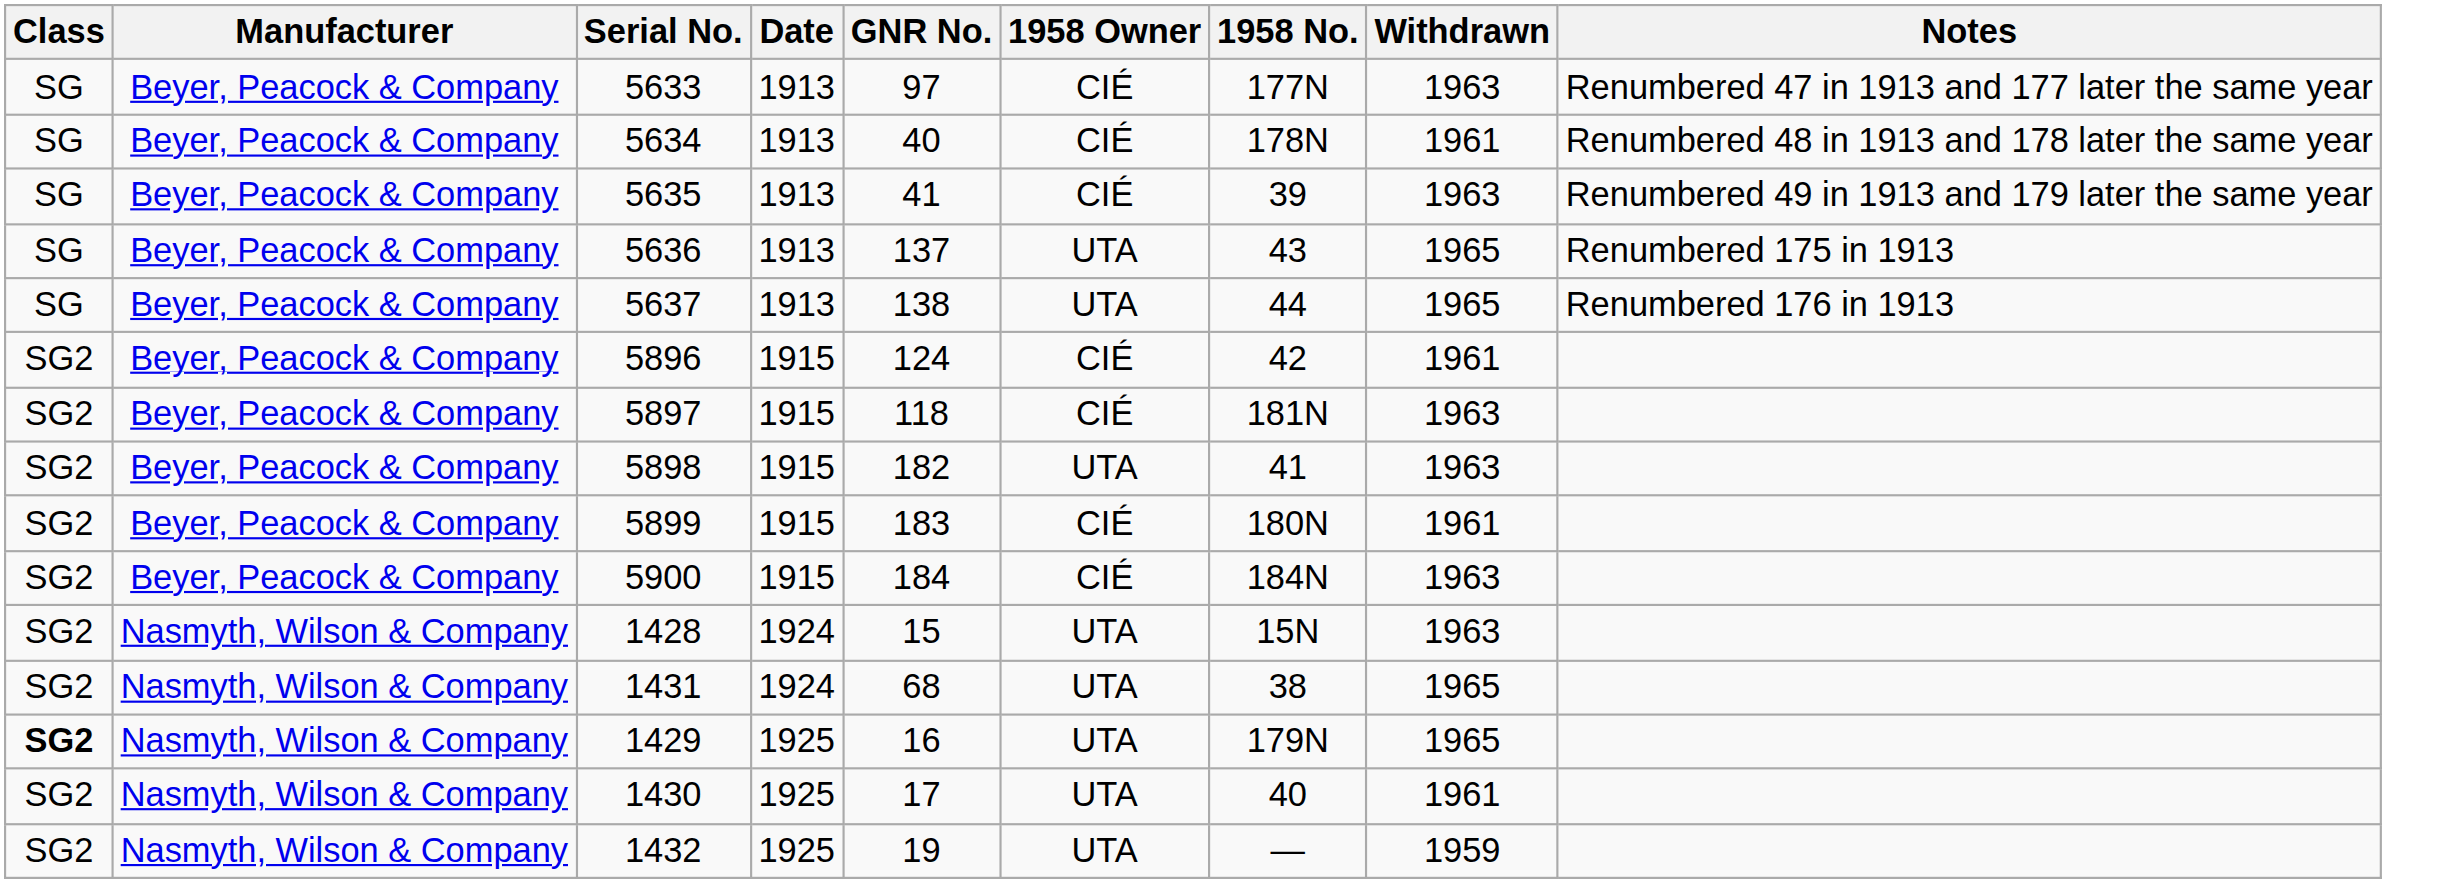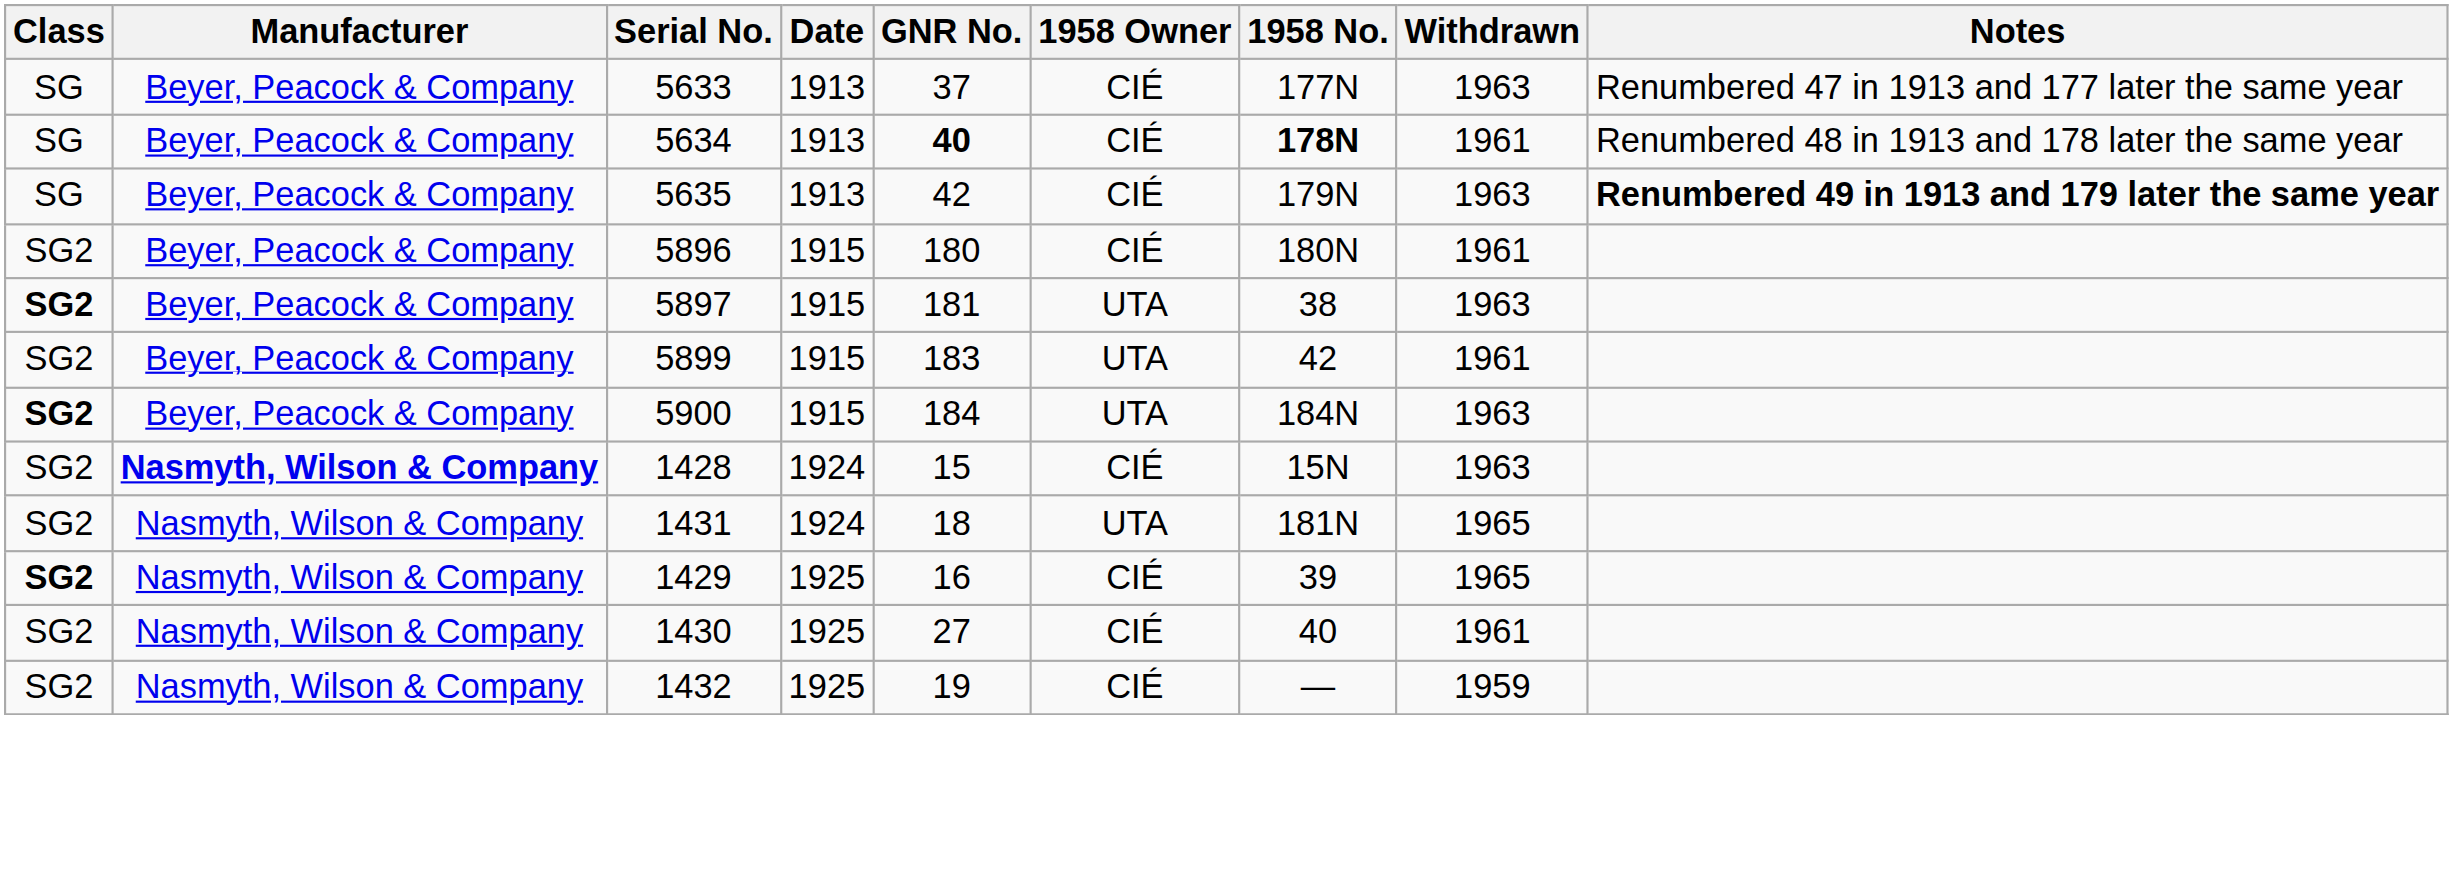(921, 86) 97 -> (952, 86) 37
(921, 140) normal -> (952, 140) bold
(1288, 140) normal -> (1318, 140) bold
(921, 195) 41 -> (952, 195) 42
(1288, 195) 39 -> (1318, 195) 179N
(1969, 195) normal -> (2018, 195) bold
- row: (663, 250)
- row: (663, 304)
(921, 359) 124 -> (952, 250) 180
(1288, 359) 42 -> (1318, 250) 180N
(59, 413) normal -> (59, 304) bold
(921, 413) 118 -> (952, 304) 181
(1105, 413) CIÉ -> (1135, 304) UTA
(1288, 413) 181N -> (1318, 304) 38
- row: (663, 468)
(1105, 522) CIÉ -> (1135, 359) UTA
(1288, 522) 180N -> (1318, 359) 42
(59, 577) normal -> (59, 413) bold
(1105, 577) CIÉ -> (1135, 413) UTA
(344, 631) normal -> (359, 468) bold
(1105, 631) UTA -> (1135, 468) CIÉ
(921, 686) 68 -> (952, 522) 18
(1288, 686) 38 -> (1318, 522) 181N
(1105, 741) UTA -> (1135, 577) CIÉ
(1288, 741) 179N -> (1318, 577) 39
(921, 795) 17 -> (952, 631) 27
(1105, 795) UTA -> (1135, 631) CIÉ
(1105, 850) UTA -> (1135, 686) CIÉ
